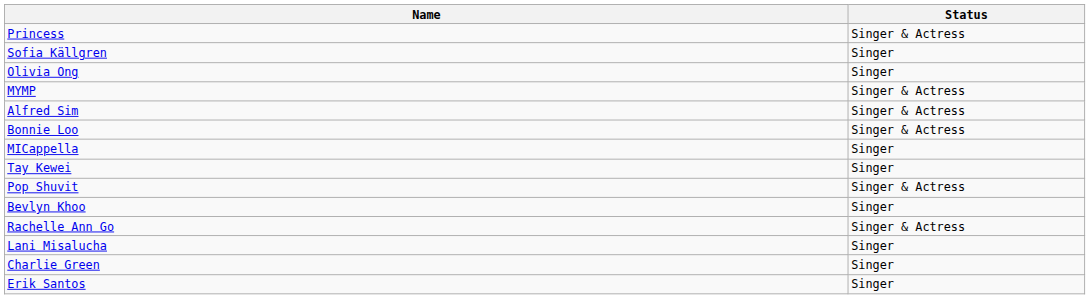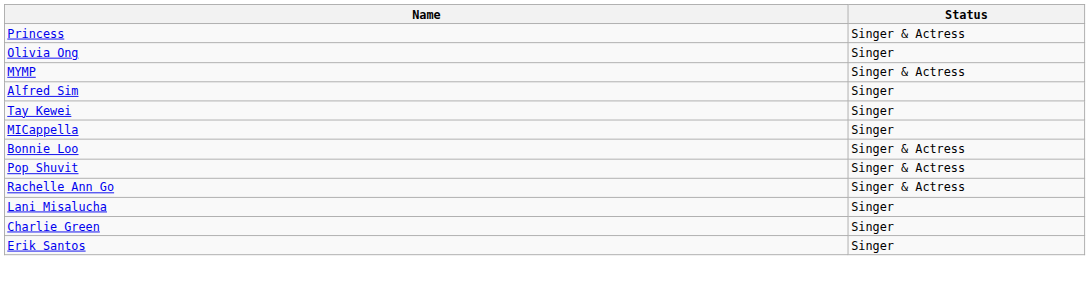- row: (57, 53)
(908, 110) Singer & Actress -> (873, 91) Singer
rows swapped: (39, 168) <-> (43, 130)
- row: (46, 207)
